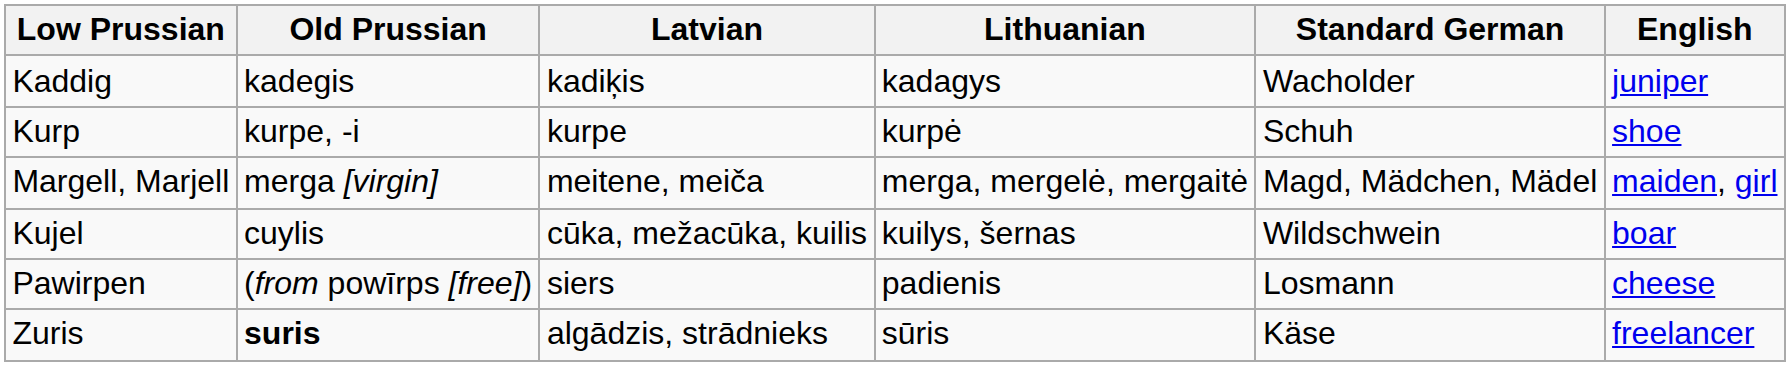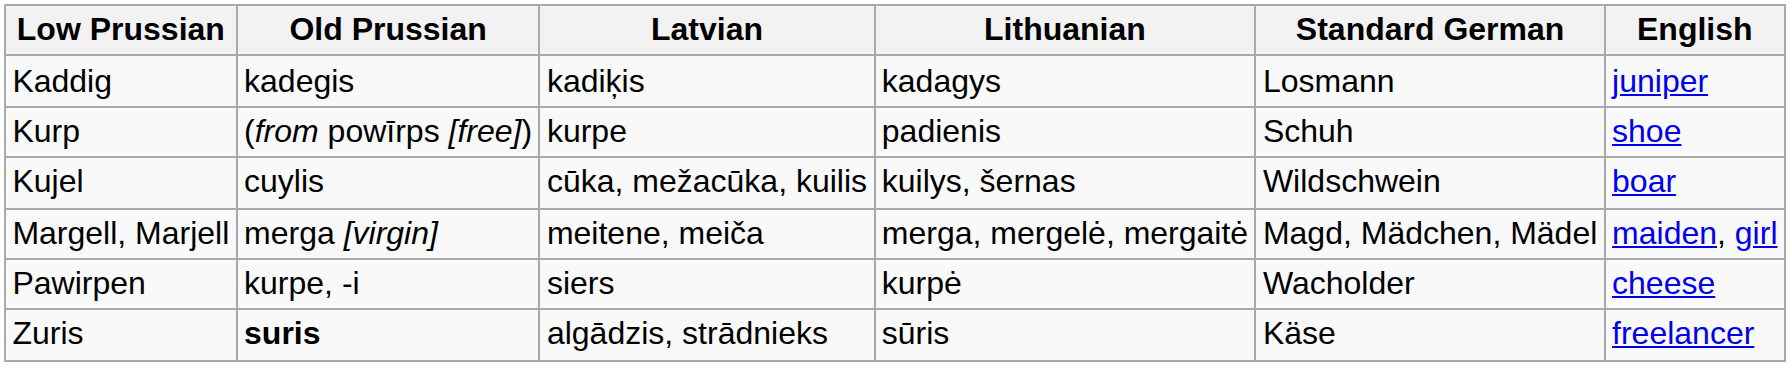(1339, 80) Wacholder -> (1329, 80) Losmann
(302, 131) kurpe, -i -> (388, 131) (from powīrps [free])
(922, 131) kurpė -> (941, 131) padienis
rows swapped: (48, 232) <-> (121, 182)
(388, 283) (from powīrps [free]) -> (302, 283) kurpe, -i
(941, 283) padienis -> (922, 283) kurpė
(1329, 283) Losmann -> (1339, 283) Wacholder
